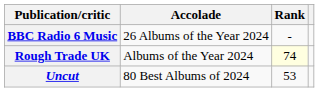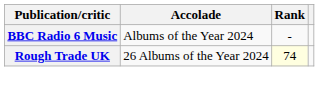(196, 35) 26 Albums of the Year 2024 -> (188, 35) Albums of the Year 2024
(188, 55) Albums of the Year 2024 -> (196, 55) 26 Albums of the Year 2024
- row: (62, 76)
